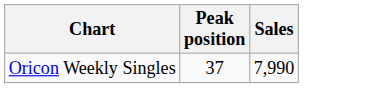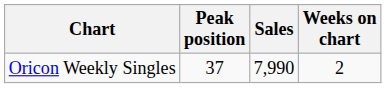+ column: (340, 29)
